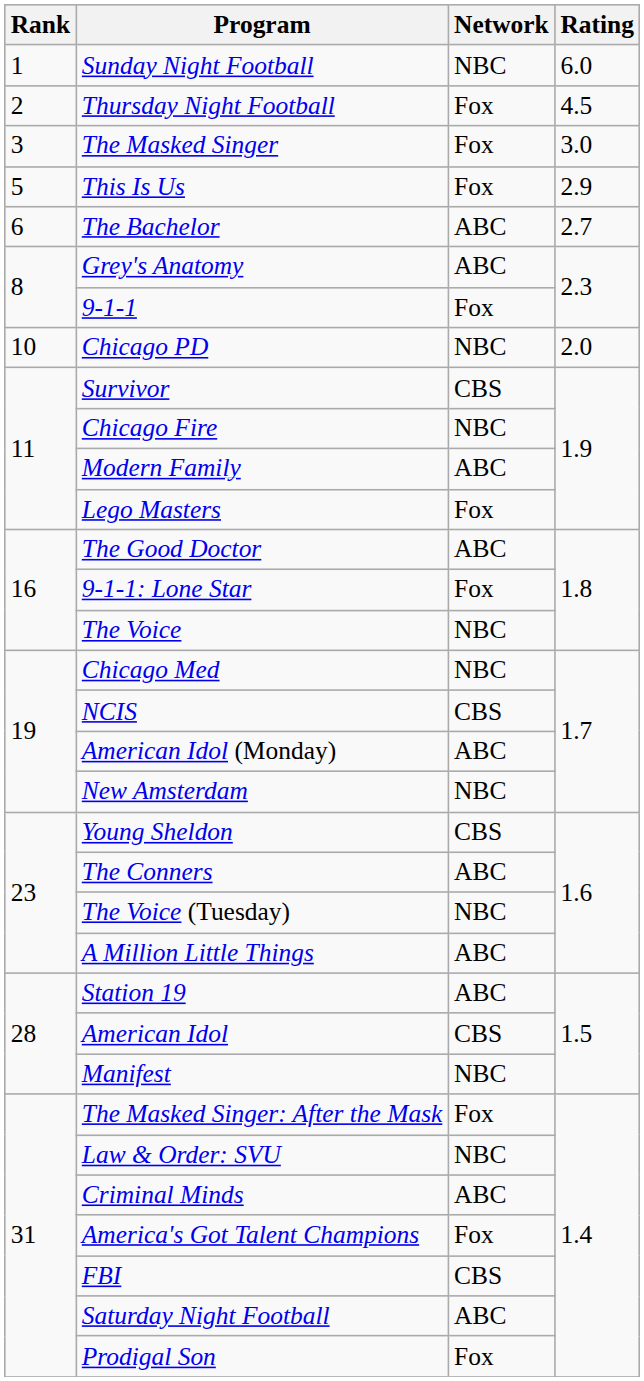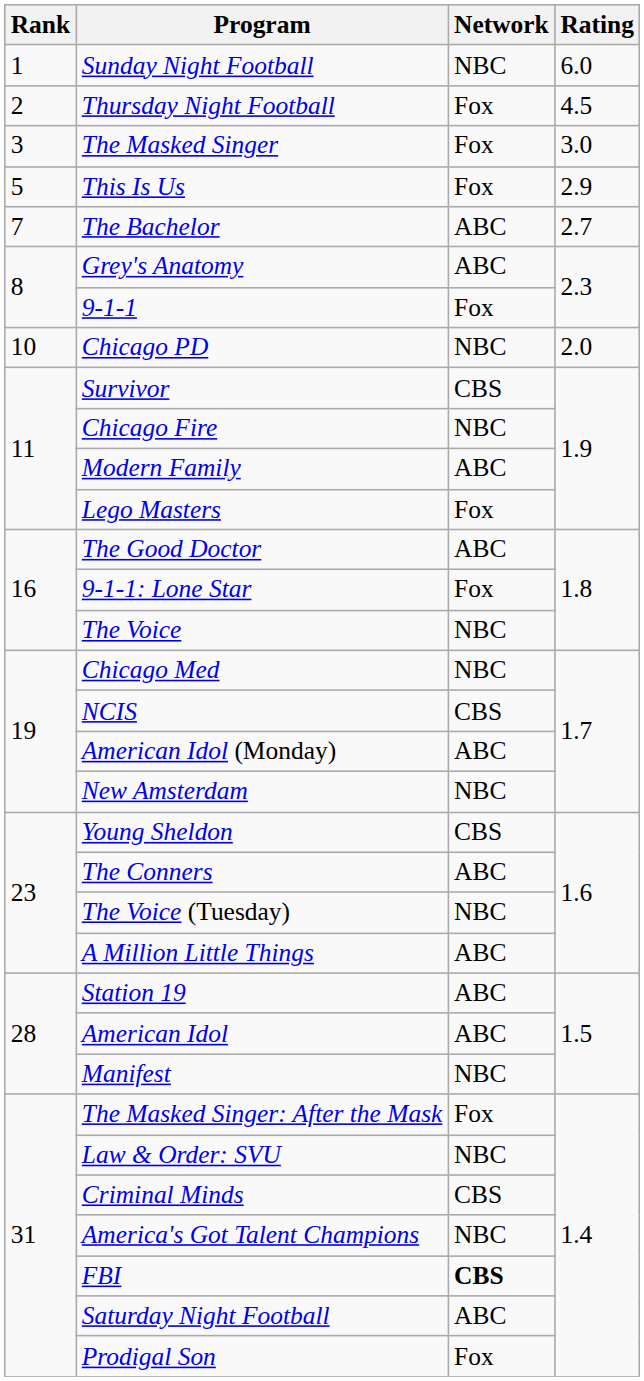(17, 226) 6 -> (17, 226) 7
(478, 1033) CBS -> (480, 1033) ABC
(480, 1194) ABC -> (478, 1194) CBS
(474, 1235) Fox -> (480, 1235) NBC
(478, 1275) normal -> (479, 1275) bold
